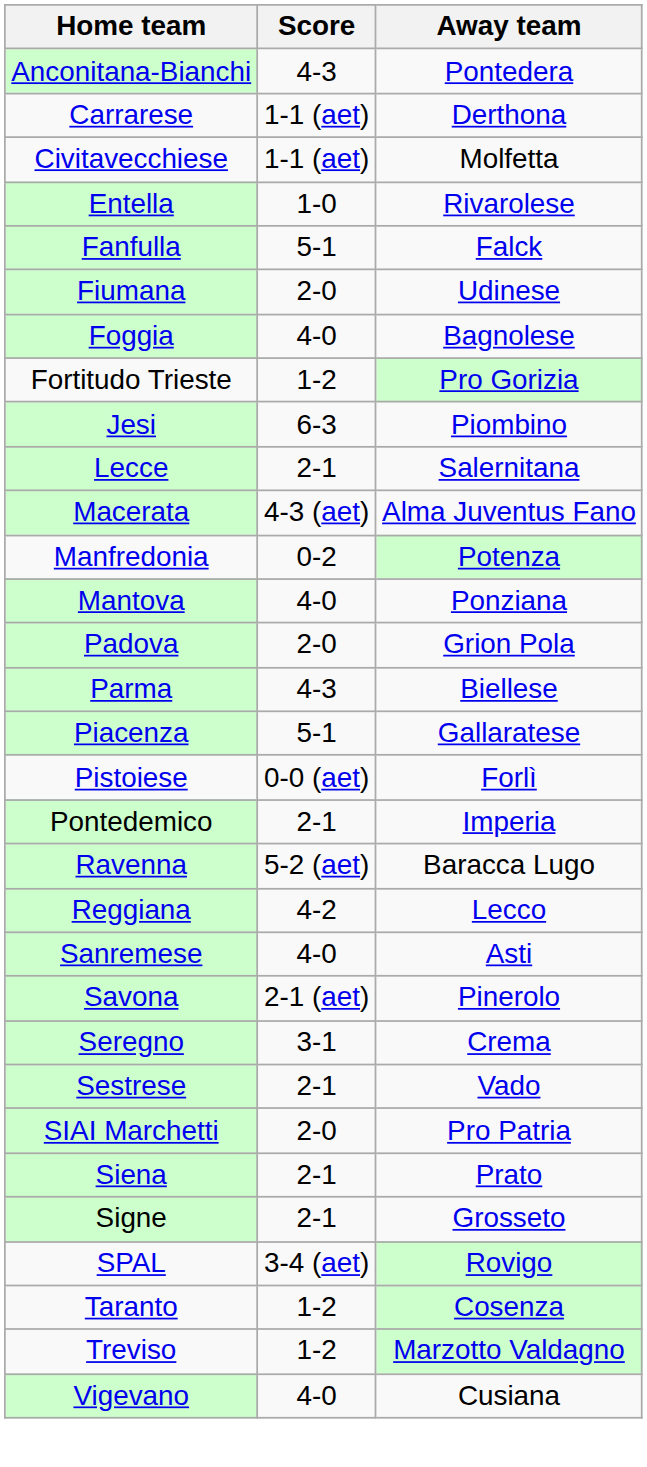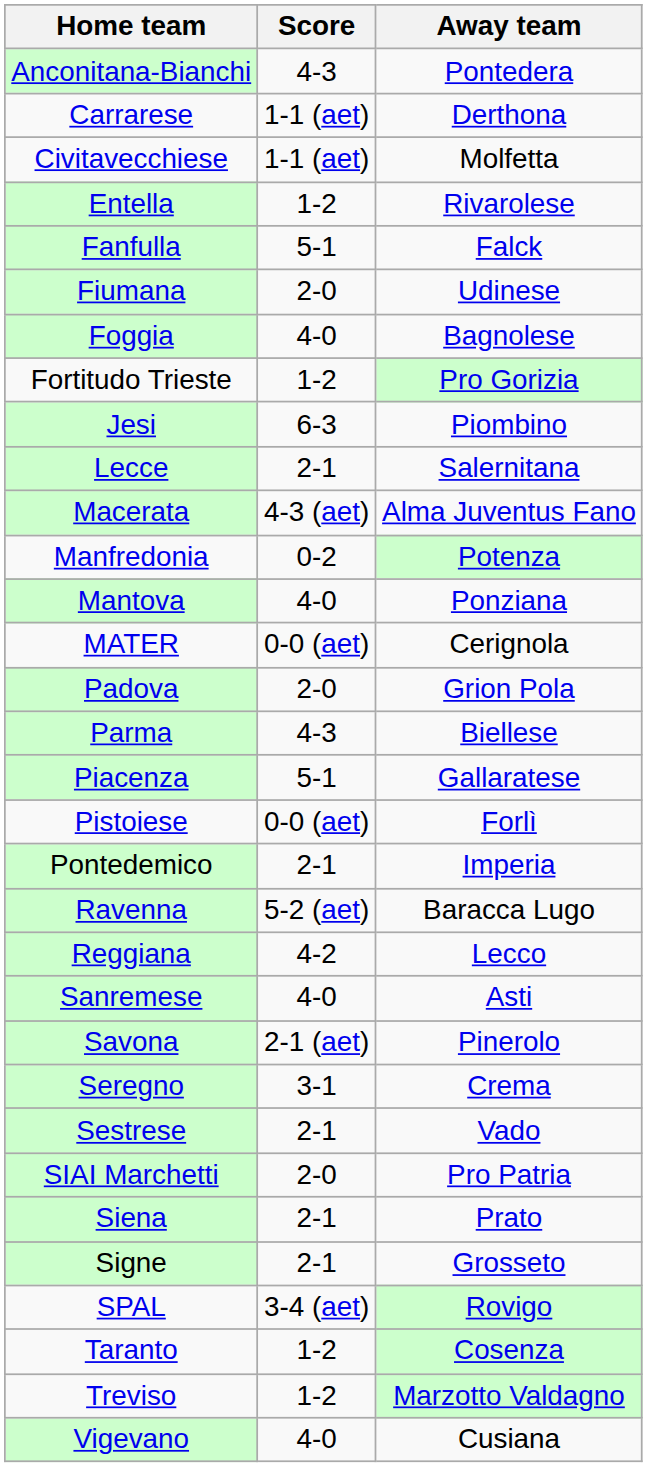(317, 203) 1-0 -> (317, 203) 1-2
+ row: (131, 644)
